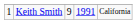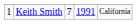(69, 12) 9 -> (69, 12) 7
